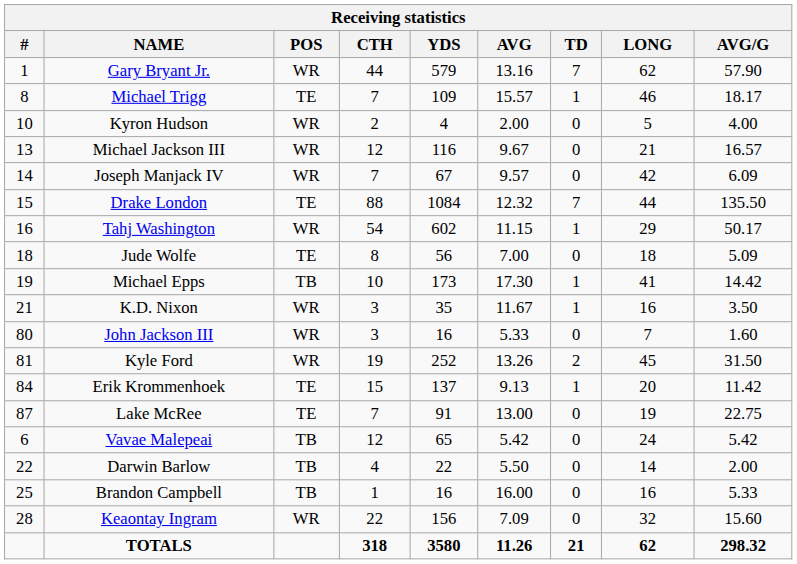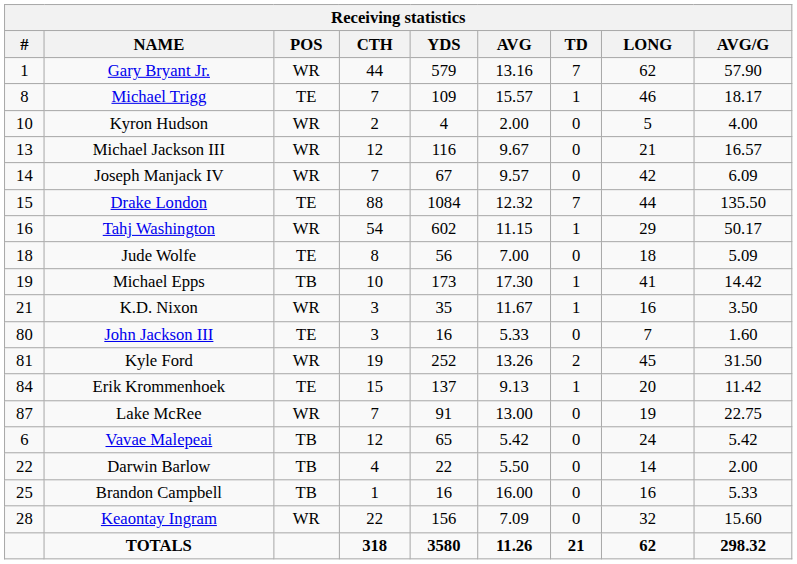(306, 334) WR -> (306, 334) TE
(306, 413) TE -> (306, 413) WR
